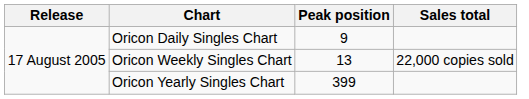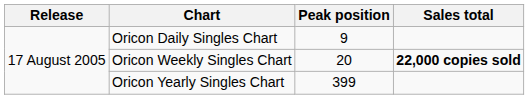(344, 60) 13 -> (344, 60) 20
(455, 60) normal -> (459, 60) bold
